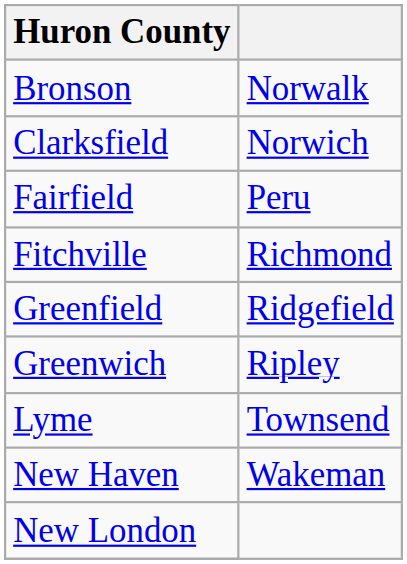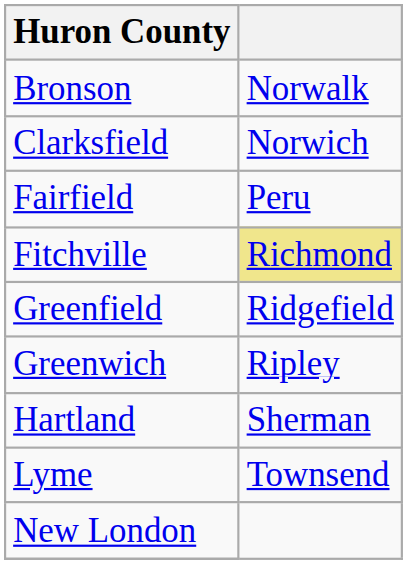(319, 253) no background -> (319, 253) khaki background
+ row: (74, 419)
- row: (96, 474)
